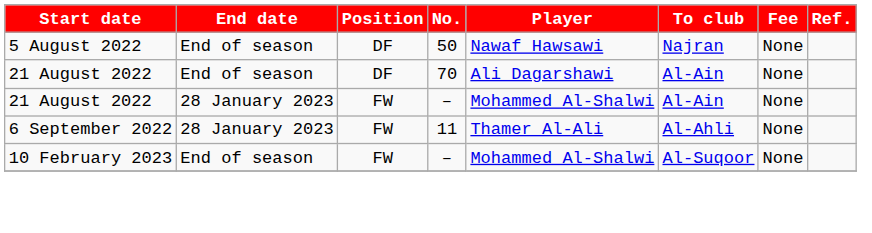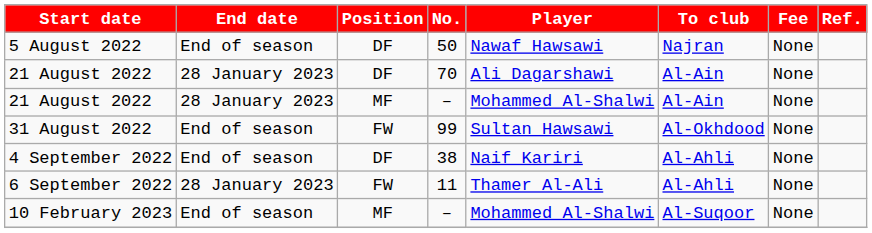(247, 74) End of season -> (257, 74) 28 January 2023
(383, 102) FW -> (383, 102) MF
+ row: (80, 130)
+ row: (90, 157)
(383, 157) FW -> (383, 213) MF
